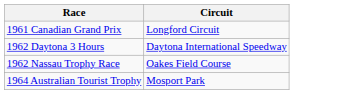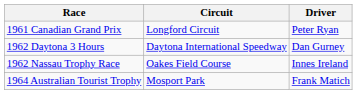+ column: (321, 13)
